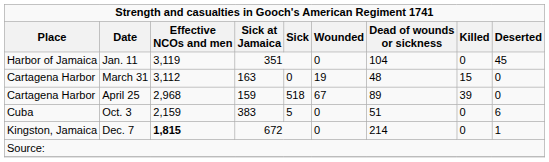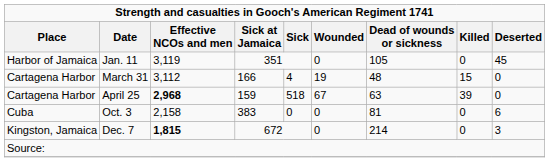(378, 60) 104 -> (378, 60) 105
(247, 78) 163 -> (247, 78) 166
(289, 78) 0 -> (289, 78) 4
(167, 95) normal -> (167, 95) bold
(375, 95) 89 -> (375, 95) 63
(167, 113) 2,159 -> (167, 113) 2,158
(289, 113) 5 -> (289, 113) 0
(375, 113) 51 -> (375, 113) 81
(498, 130) 1 -> (498, 130) 3
